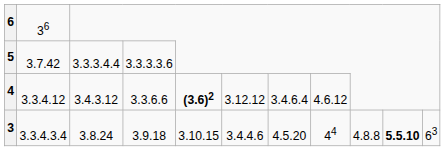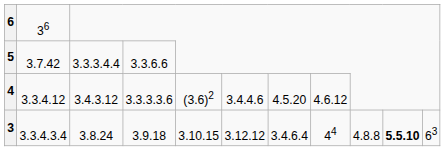(149, 64) 3.3.3.3.6 -> (149, 64) 3.3.6.6
(149, 100) 3.3.6.6 -> (149, 100) 3.3.3.3.6
(199, 98) bold -> (199, 98) normal
(245, 100) 3.12.12 -> (245, 100) 3.4.4.6
(289, 100) 3.4.6.4 -> (289, 100) 4.5.20
(245, 136) 3.4.4.6 -> (245, 136) 3.12.12
(289, 136) 4.5.20 -> (289, 136) 3.4.6.4
